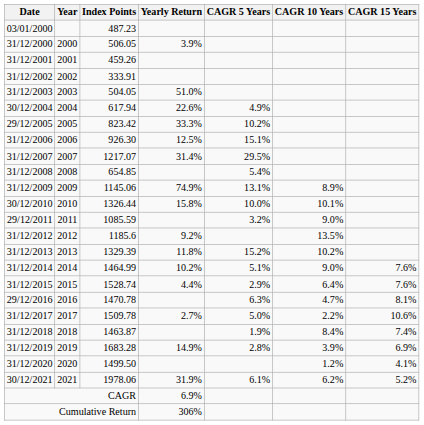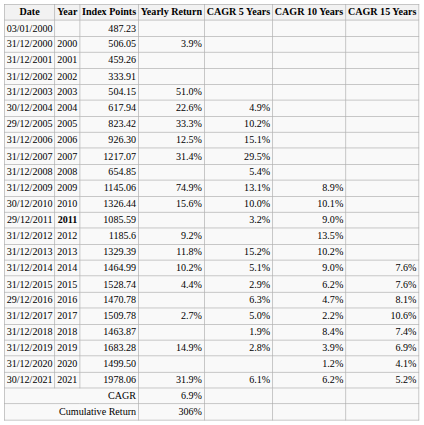(122, 92) 504.05 -> (122, 92) 504.15
(189, 204) 15.8% -> (189, 204) 15.6%
(67, 220) normal -> (68, 220) bold
(333, 284) 6.4% -> (333, 284) 6.2%
